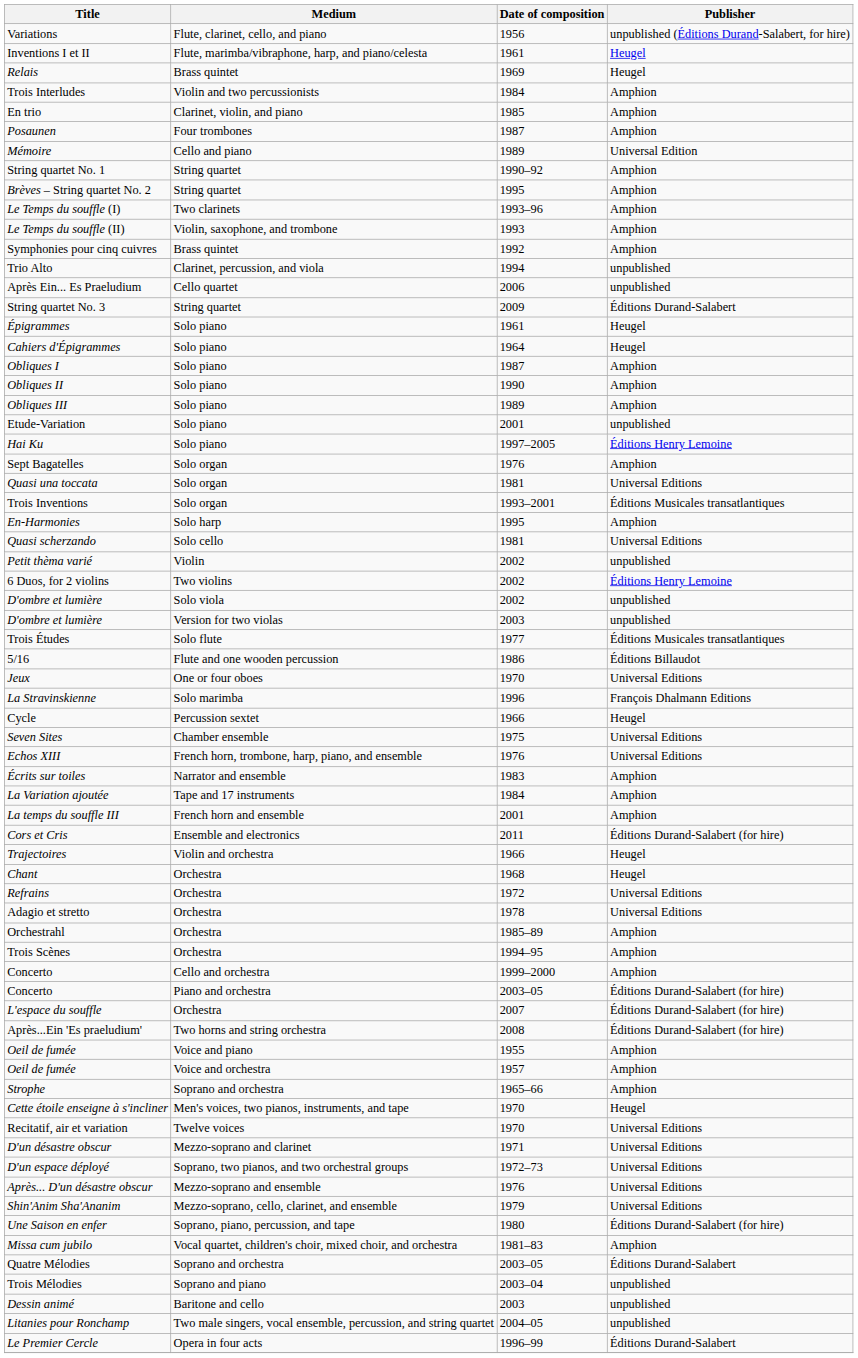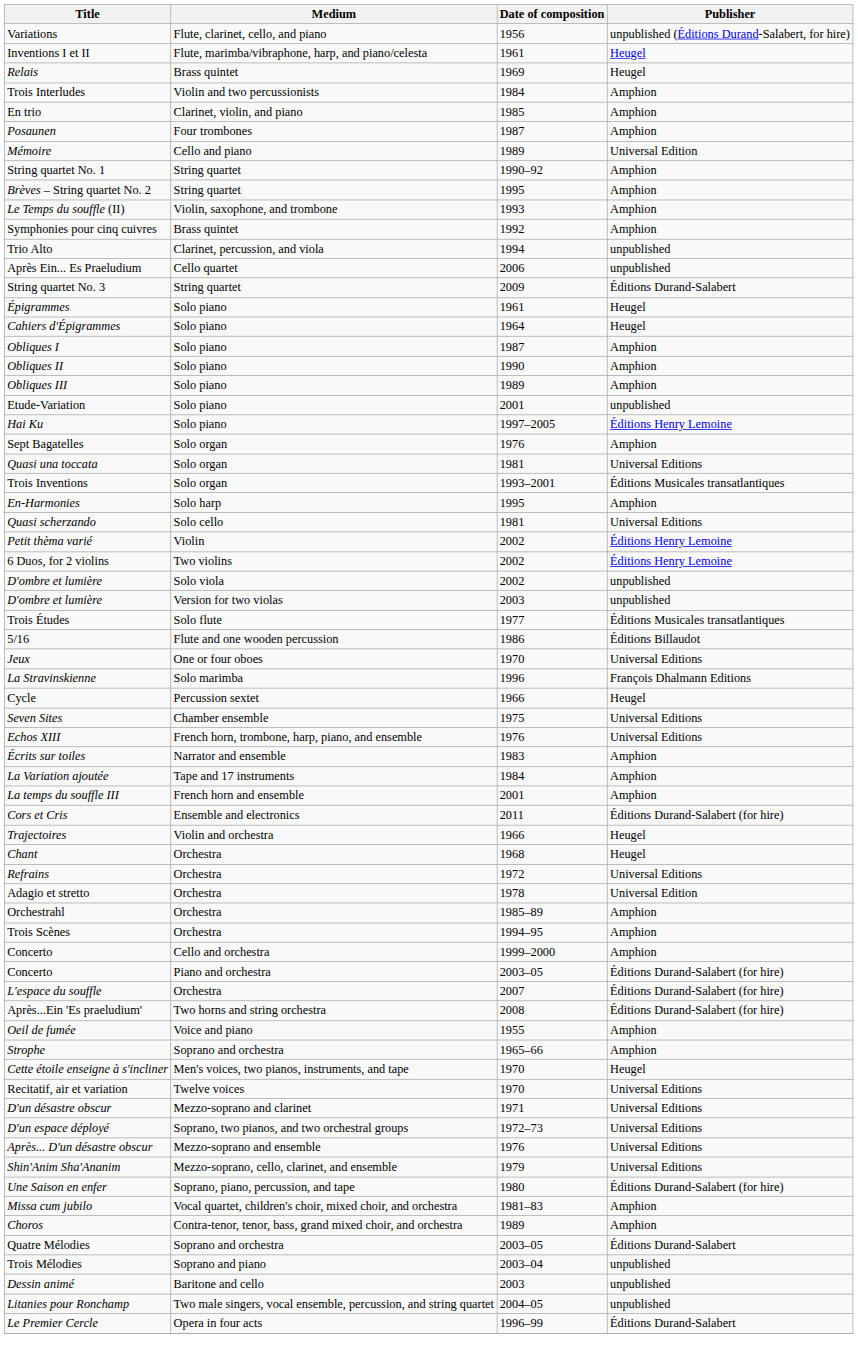- row: (64, 209)
(640, 561) unpublished -> (671, 541) Éditions Henry Lemoine
(656, 913) Universal Editions -> (654, 893) Universal Edition
- row: (41, 1069)
+ row: (25, 1225)
